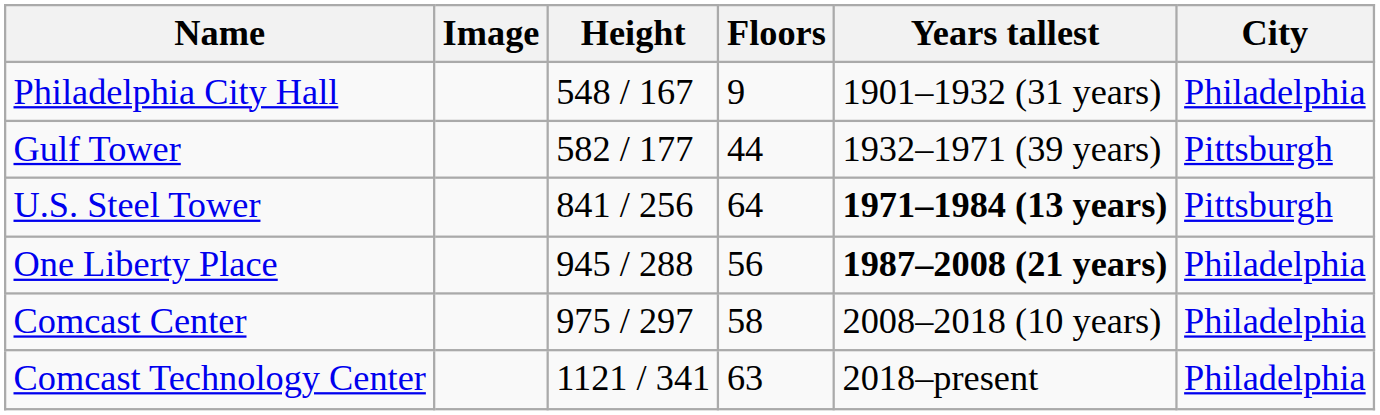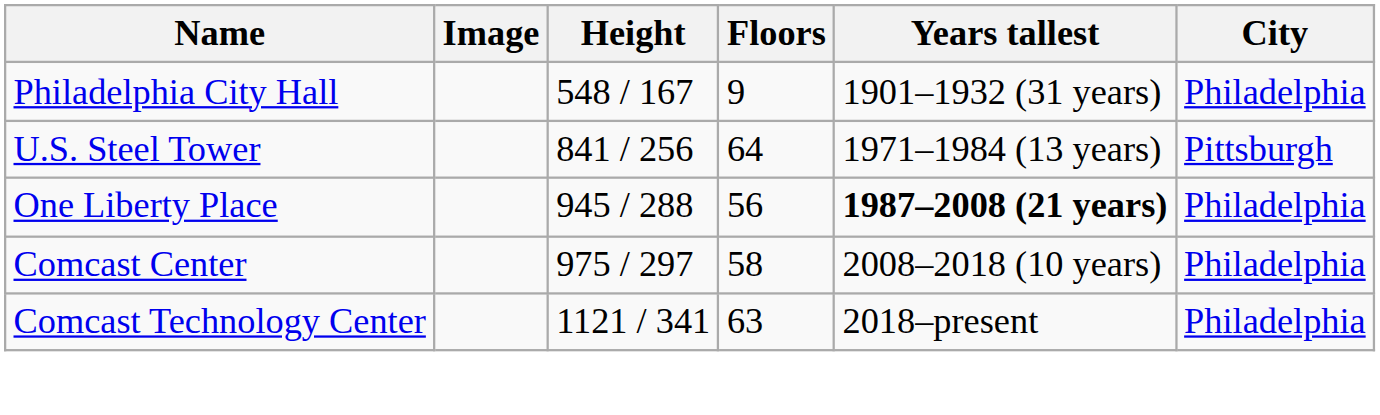- row: (97, 148)
(1005, 206) bold -> (1002, 148) normal
